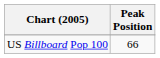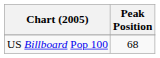(133, 44) 66 -> (133, 44) 68
